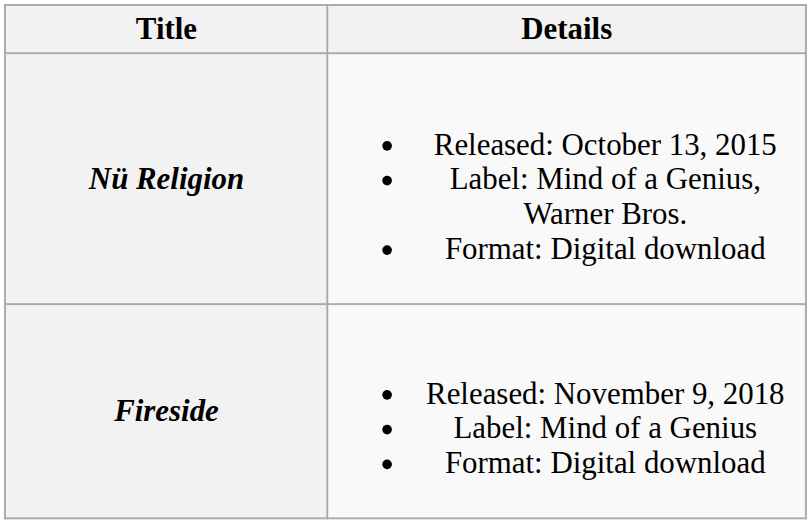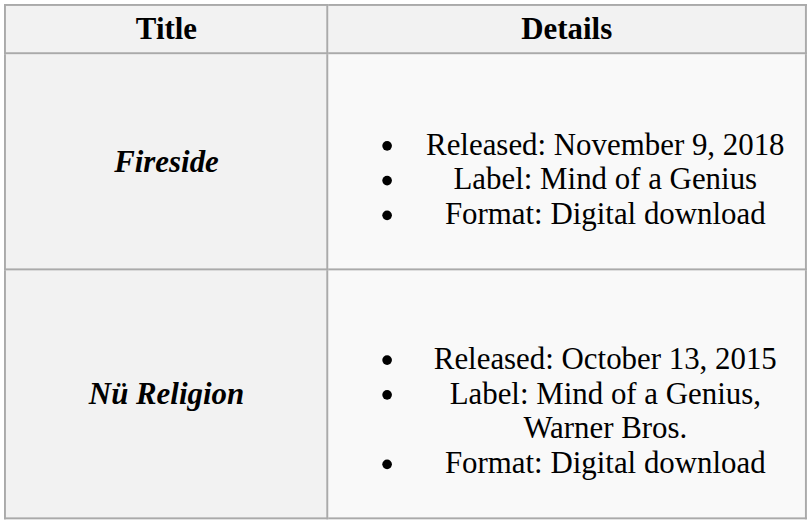rows swapped: (166, 178) <-> (166, 410)
